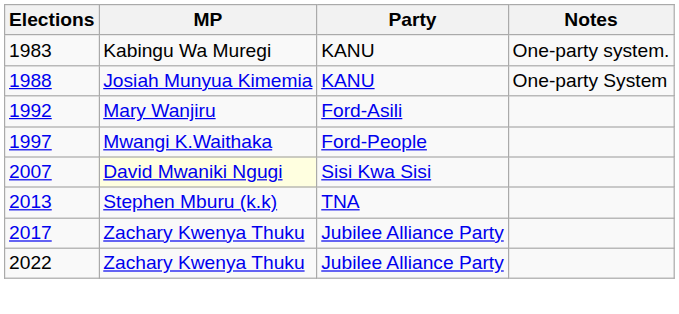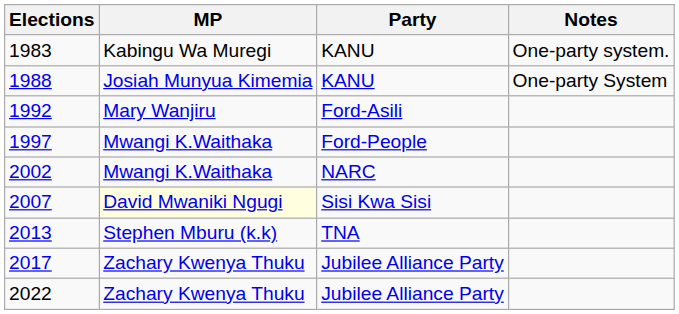+ row: (30, 171)
